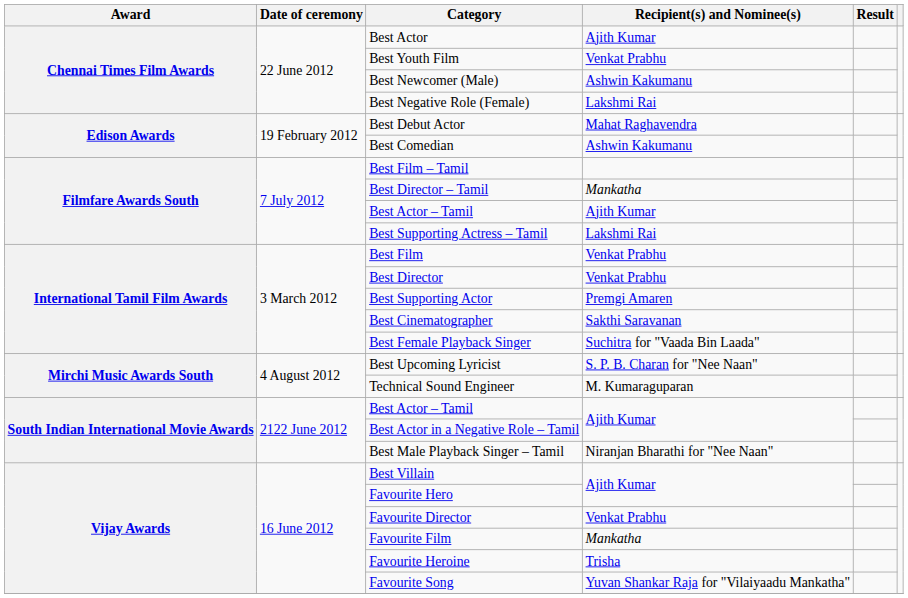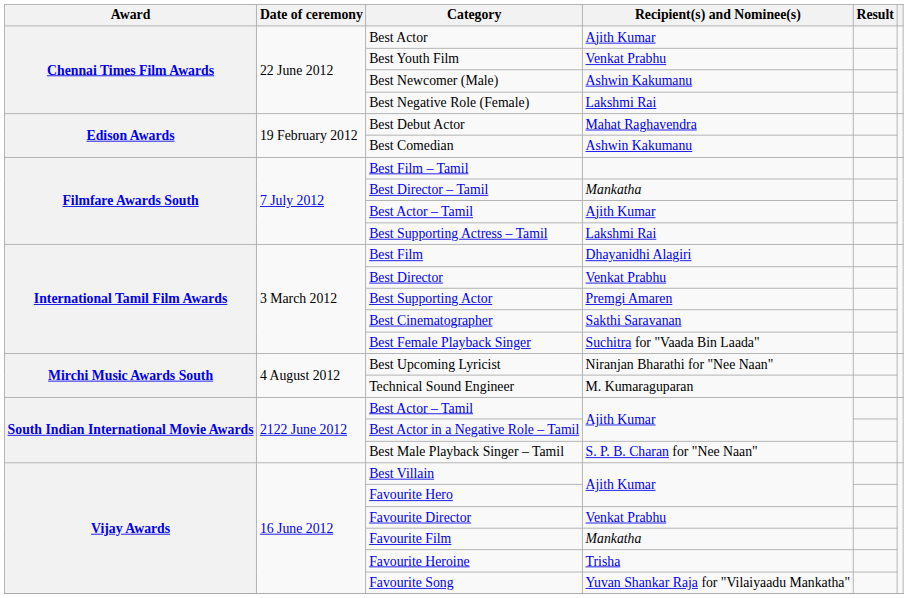(626, 255) Venkat Prabhu -> (639, 255) Dhayanidhi Alagiri
(672, 364) S. P. B. Charan for "Nee Naan" -> (679, 364) Niranjan Bharathi for "Nee Naan"
(679, 451) Niranjan Bharathi for "Nee Naan" -> (672, 451) S. P. B. Charan for "Nee Naan"
